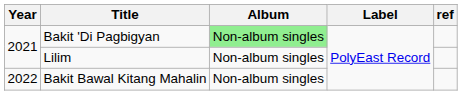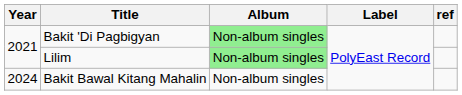(268, 57) no background -> (268, 57) lightgreen background
(22, 79) 2022 -> (22, 79) 2024
